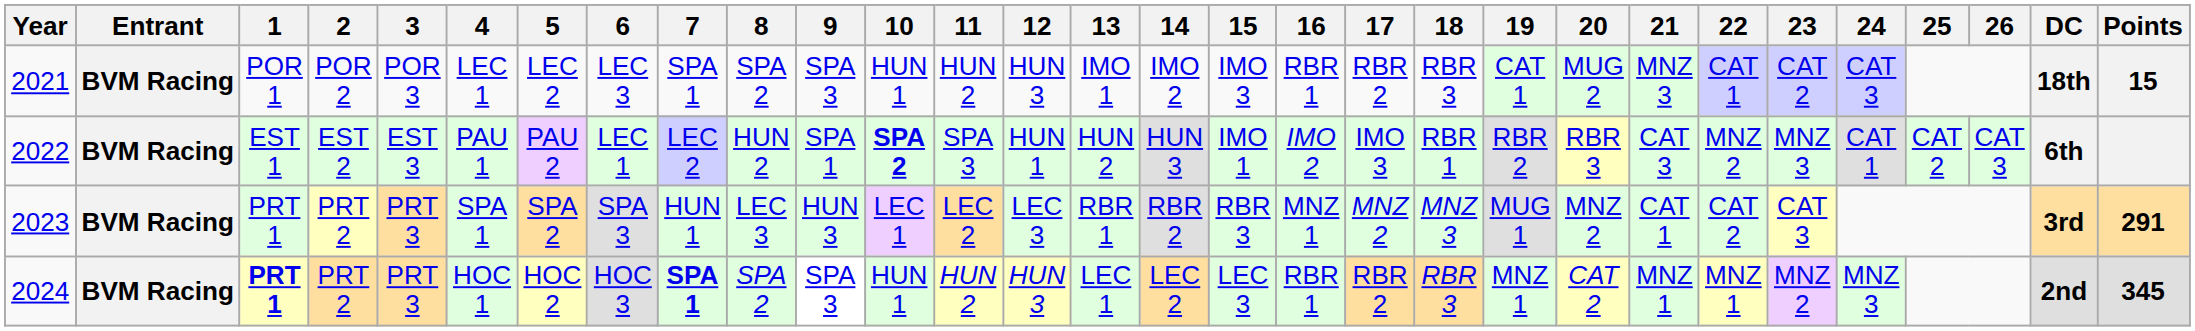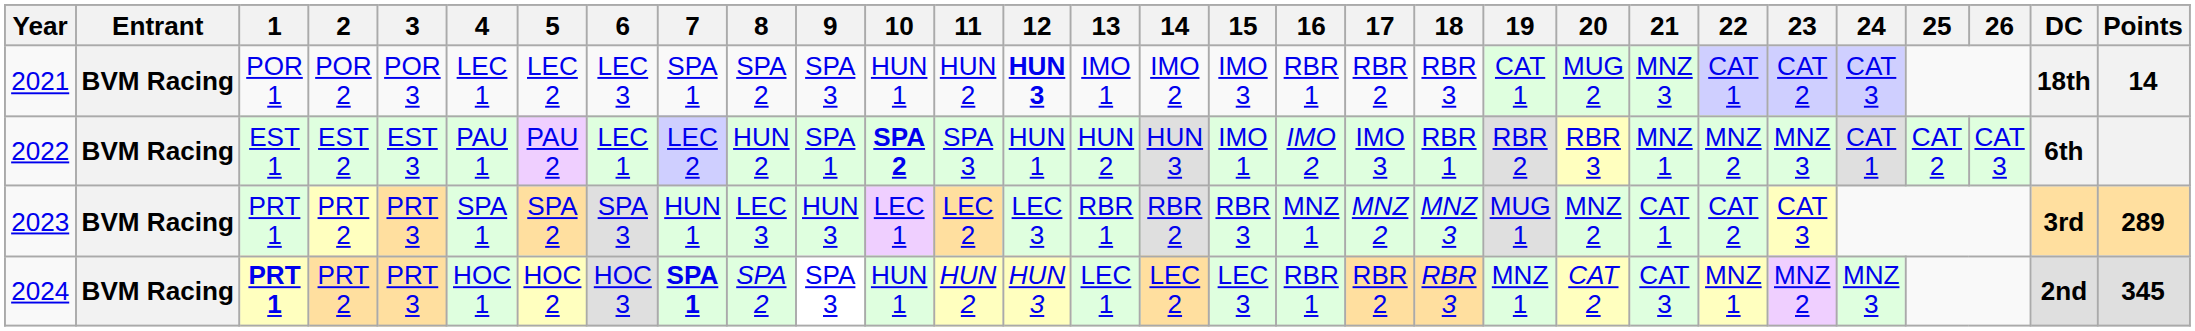(1037, 81) normal -> (1037, 81) bold
(2143, 81) 15 -> (2143, 81) 14
(1664, 151) CAT 3 -> (1664, 151) MNZ 1
(2143, 221) 291 -> (2143, 221) 289
(1664, 291) MNZ 1 -> (1664, 291) CAT 3
